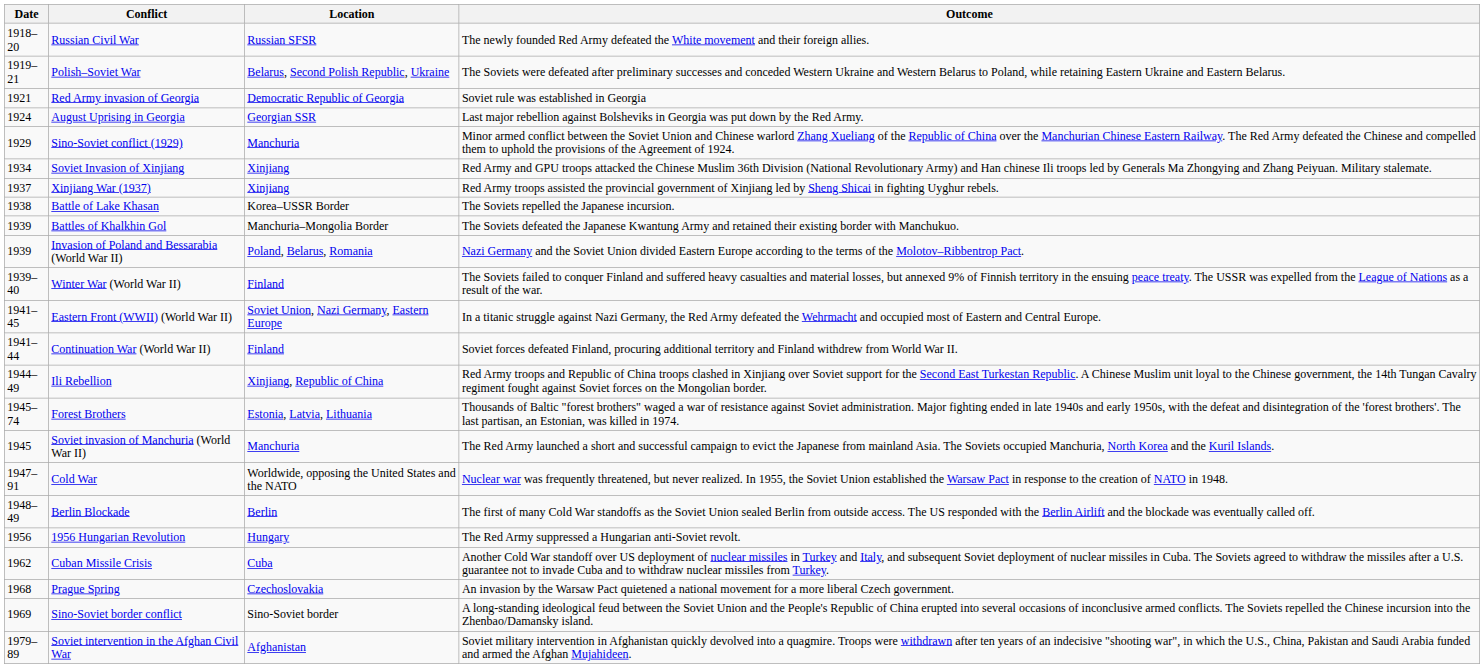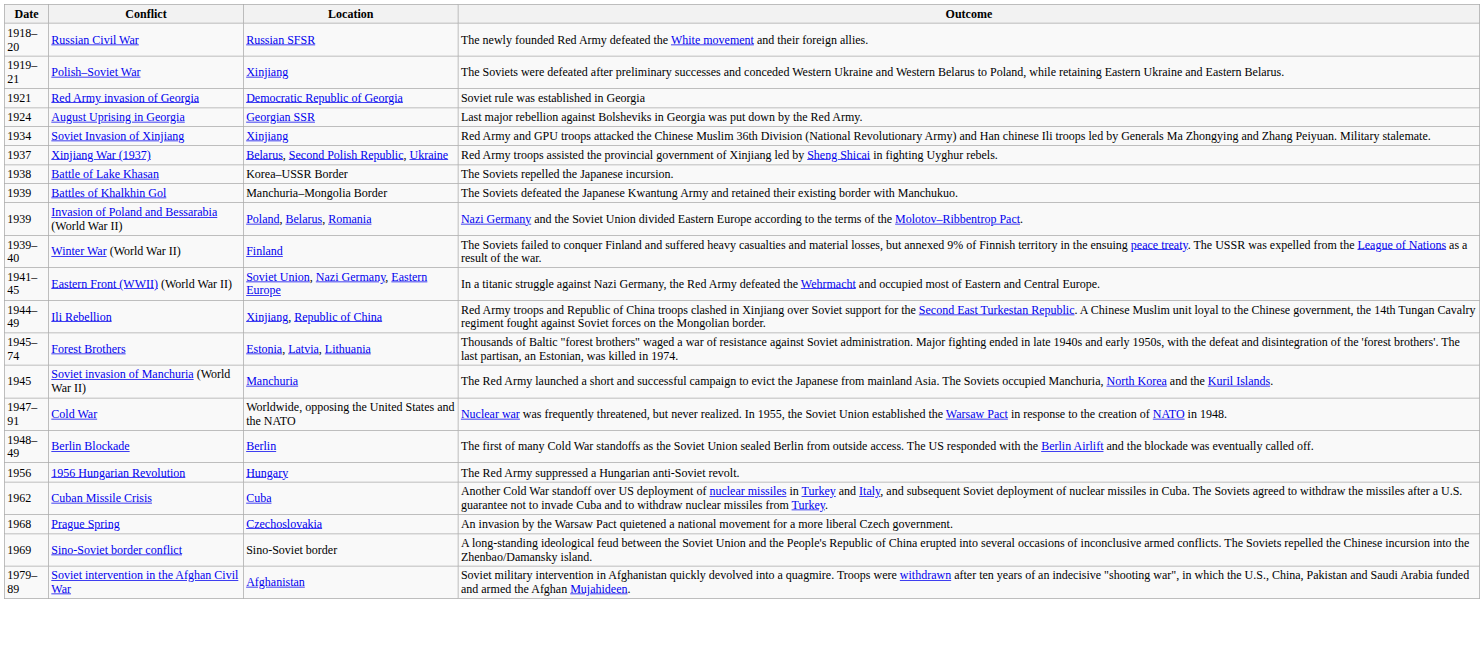(348, 72) Belarus, Second Polish Republic, Ukraine -> (267, 72) Xinjiang
- row: (117, 142)
(268, 187) Xinjiang -> (347, 155) Belarus, Second Polish Republic, Ukraine
- row: (131, 349)
